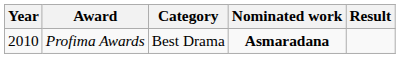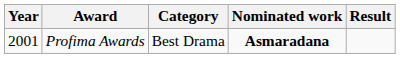(23, 41) 2010 -> (23, 41) 2001
